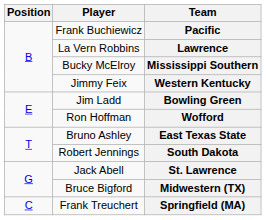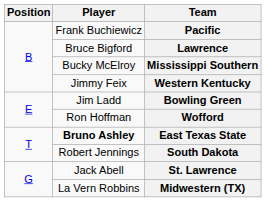(99, 48) La Vern Robbins -> (99, 48) Bruce Bigford
(99, 135) normal -> (99, 135) bold
(99, 188) Bruce Bigford -> (99, 188) La Vern Robbins
- row: (203, 205)
